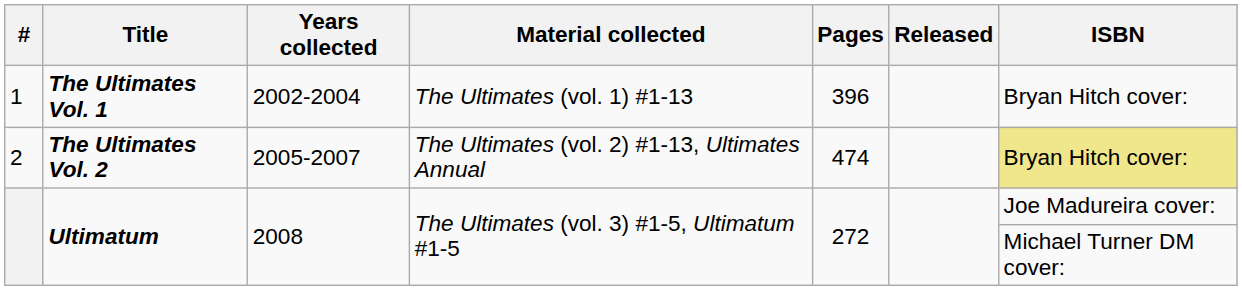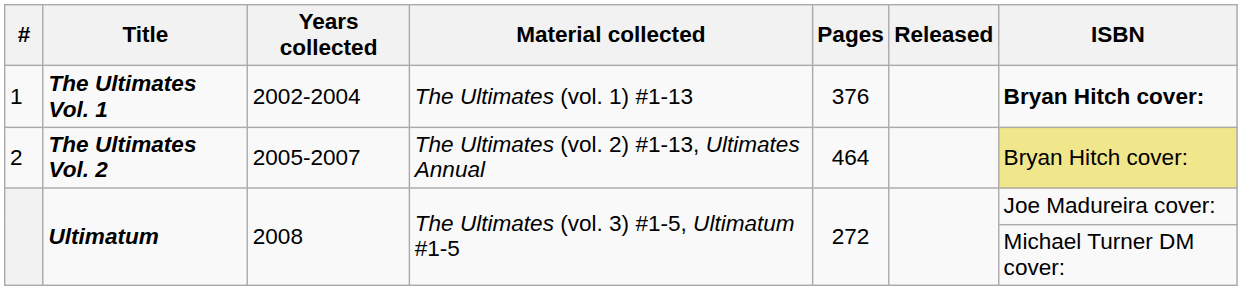(851, 96) 396 -> (851, 96) 376
(1096, 96) normal -> (1104, 96) bold
(851, 157) 474 -> (851, 157) 464
